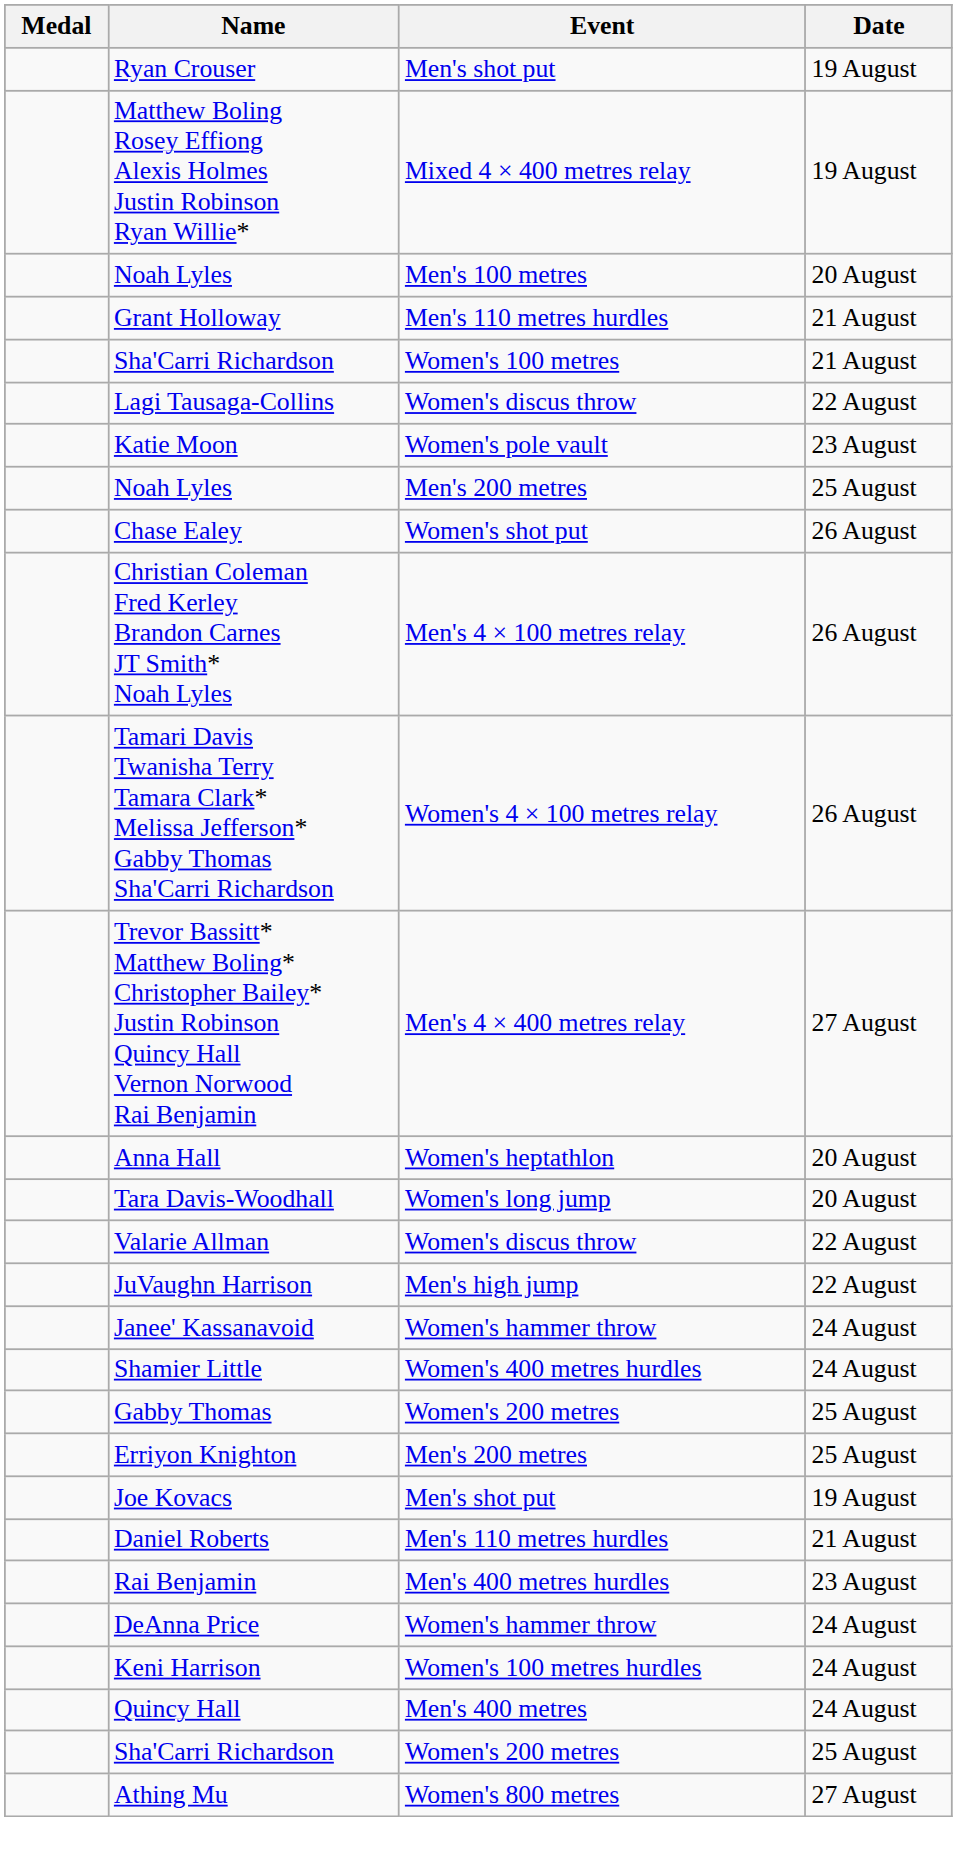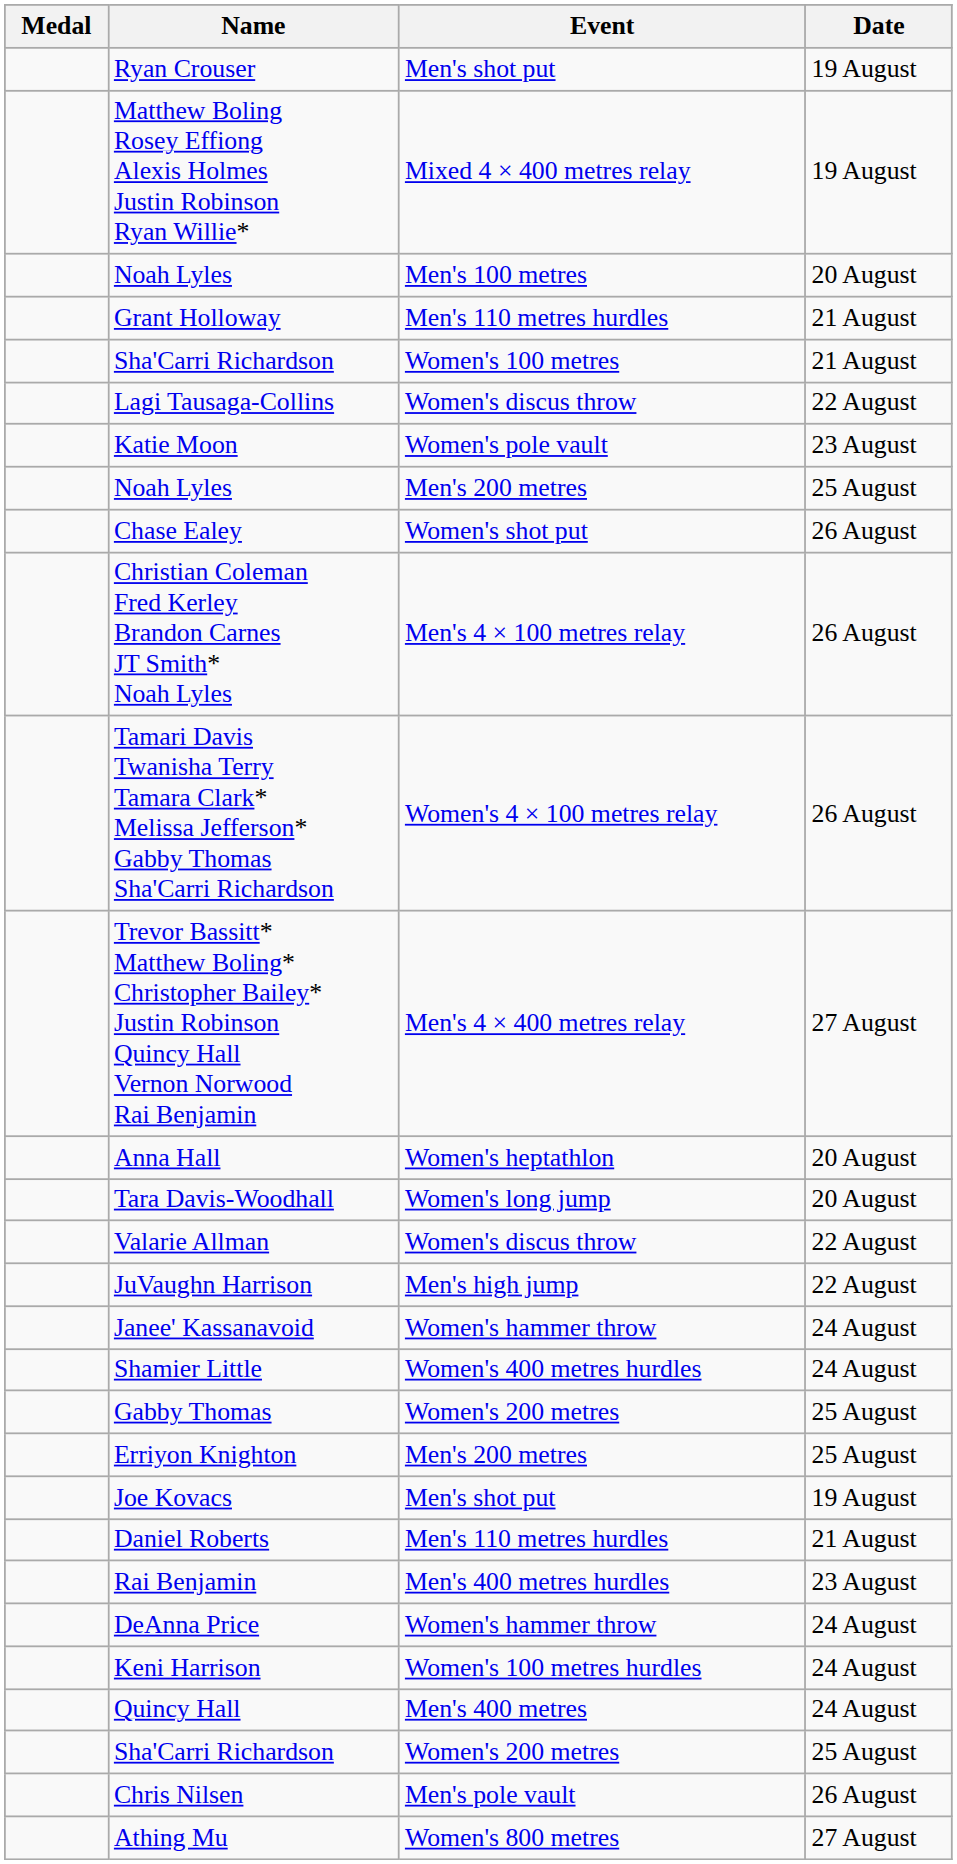+ row: (179, 1794)
